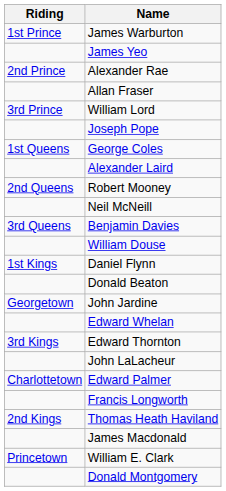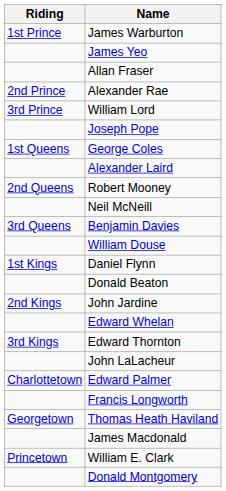rows swapped: (128, 71) <-> (121, 91)
(40, 303) Georgetown -> (34, 303) 2nd Kings
(34, 419) 2nd Kings -> (40, 419) Georgetown
